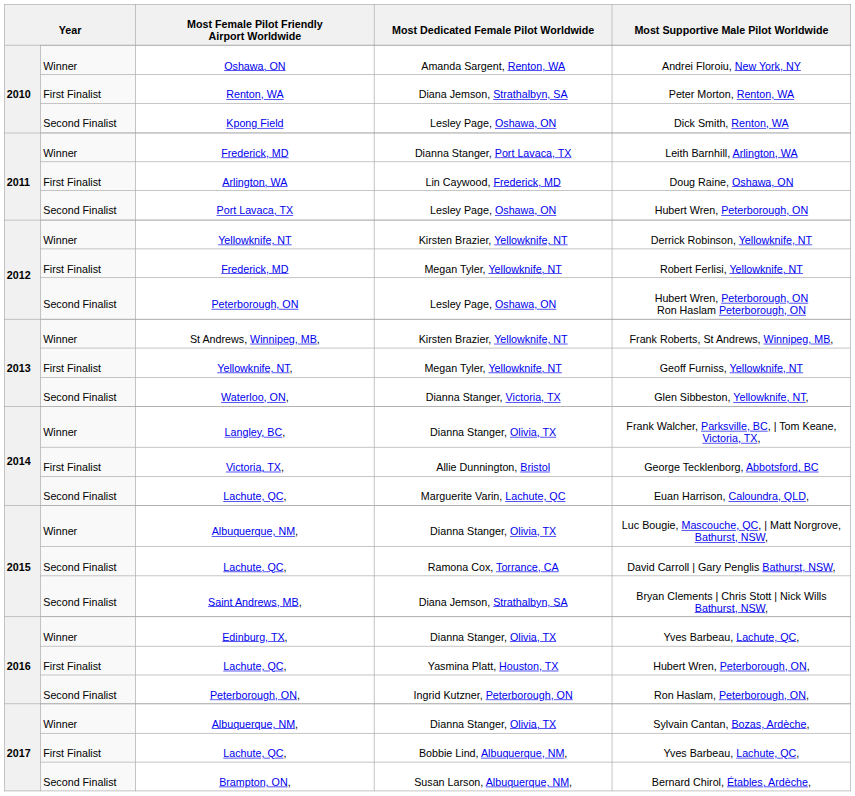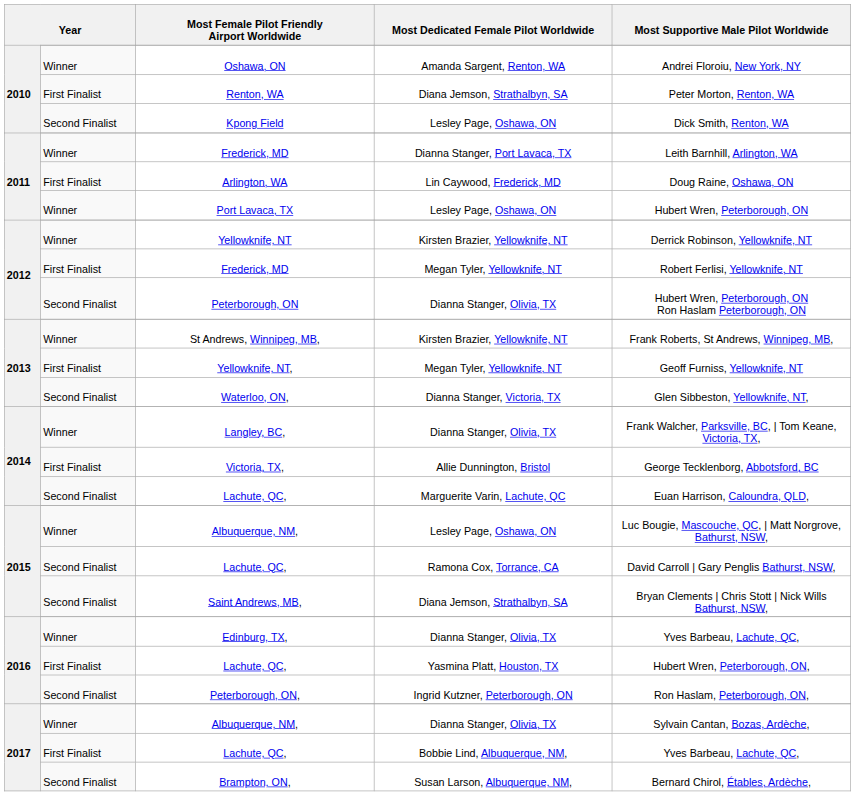(80, 211) Second Finalist -> (60, 211) Winner
(493, 304) Lesley Page, Oshawa, ON -> (493, 304) Dianna Stanger, Olivia, TX
(493, 532) Dianna Stanger, Olivia, TX -> (493, 532) Lesley Page, Oshawa, ON
